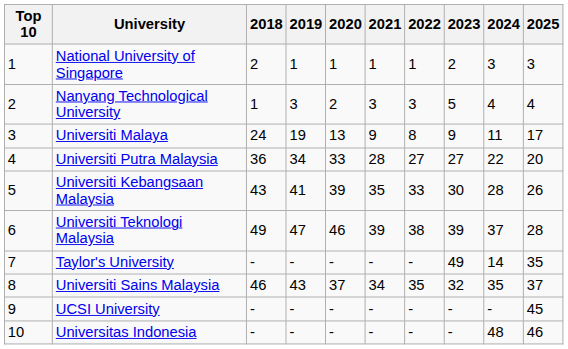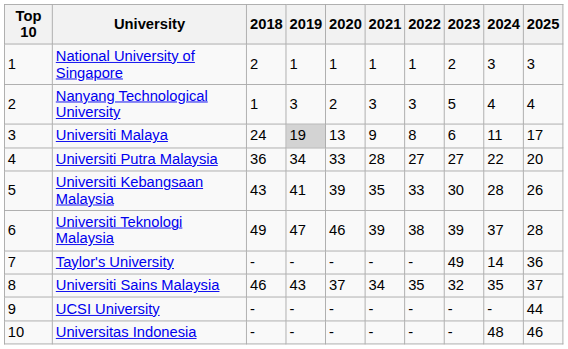(298, 135) no background -> (298, 135) lightgrey background
(452, 135) 9 -> (452, 135) 6
(535, 262) 35 -> (535, 262) 36
(535, 309) 45 -> (535, 309) 44
